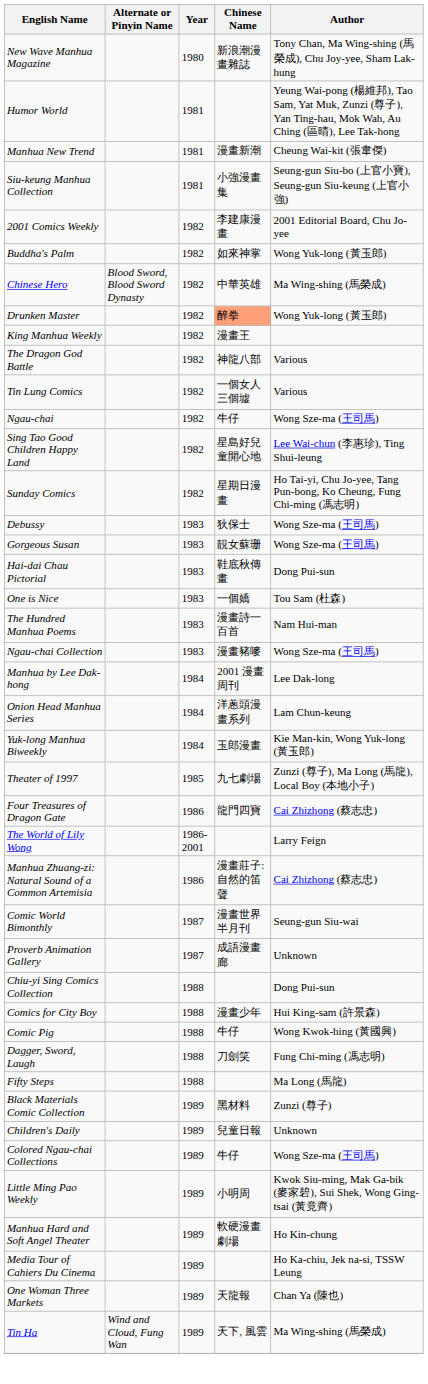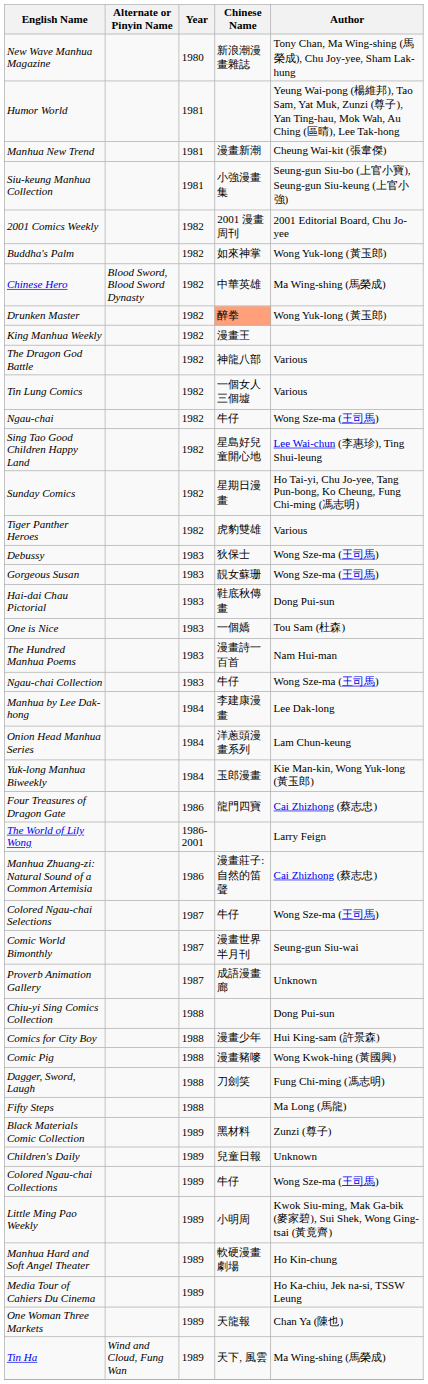(239, 226) 李建康漫畫 -> (241, 226) 2001 漫畫周刊
+ row: (38, 530)
(239, 651) 漫畫豬嘜 -> (228, 681) 牛仔
(241, 678) 2001 漫畫周刊 -> (239, 708) 李建康漫畫
- row: (42, 779)
+ row: (49, 915)
(228, 1031) 牛仔 -> (239, 1057) 漫畫豬嘜
